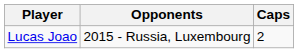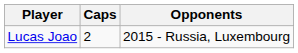columns swapped: (273, 15) <-> (167, 15)
